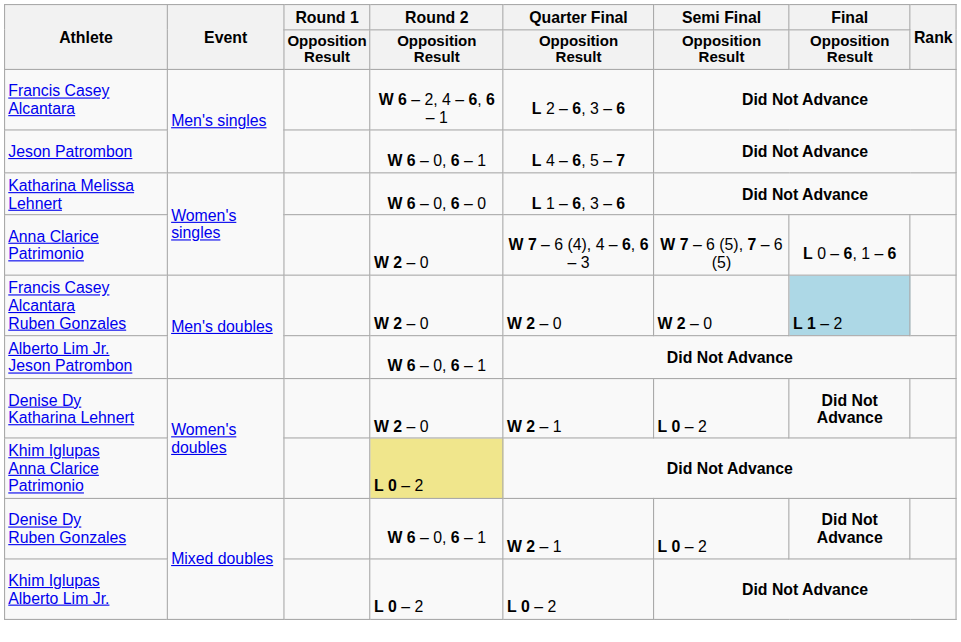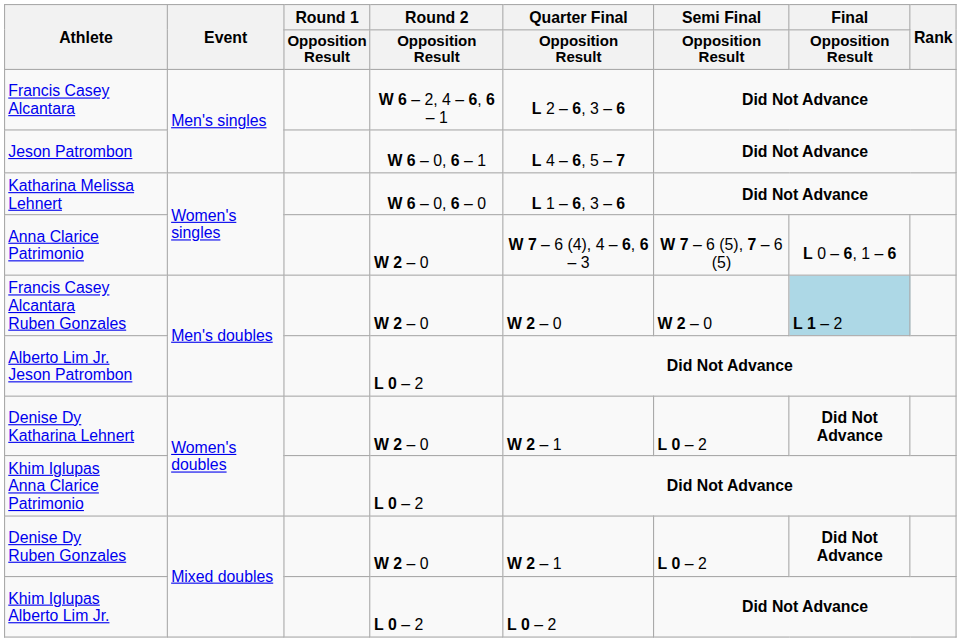(437, 366) W 6 – 0, 6 – 1 -> (399, 384) L 0 – 2
(399, 487) khaki background -> (399, 504) no background
(437, 538) W 6 – 0, 6 – 1 -> (401, 564) W 2 – 0
